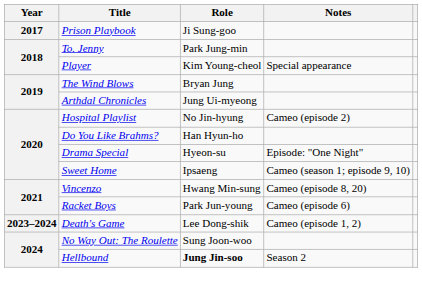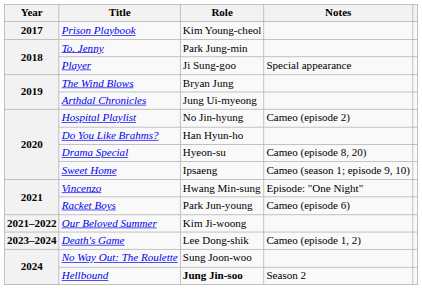(209, 30) Ji Sung-goo -> (222, 30) Kim Young-cheol
(222, 65) Kim Young-cheol -> (209, 65) Ji Sung-goo
(315, 153) Episode: "One Night" -> (316, 153) Cameo (episode 8, 20)
(316, 188) Cameo (episode 8, 20) -> (315, 188) Episode: "One Night"
+ row: (109, 223)
